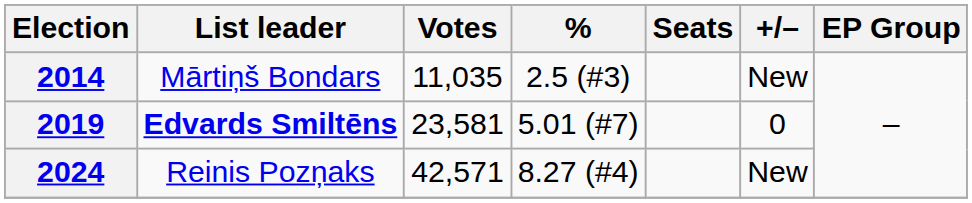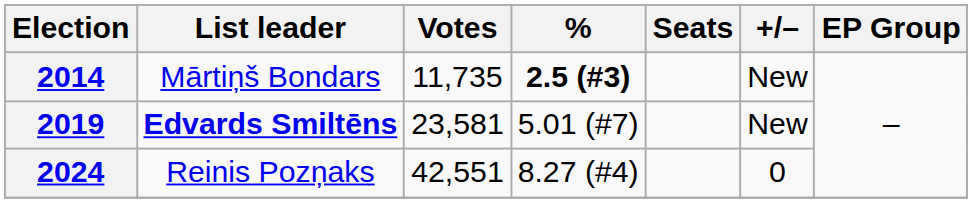(457, 76) 11,035 -> (457, 76) 11,735
(578, 76) normal -> (578, 76) bold
(778, 124) 0 -> (778, 124) New
(457, 172) 42,571 -> (457, 172) 42,551
(778, 172) New -> (778, 172) 0
